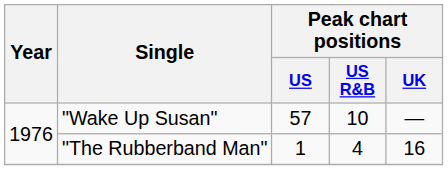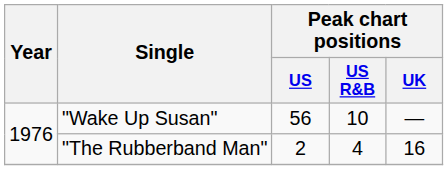(300, 118) 57 -> (300, 118) 56
(300, 149) 1 -> (300, 149) 2
